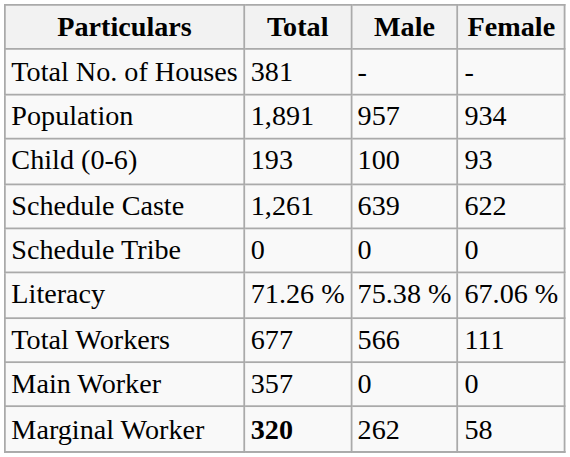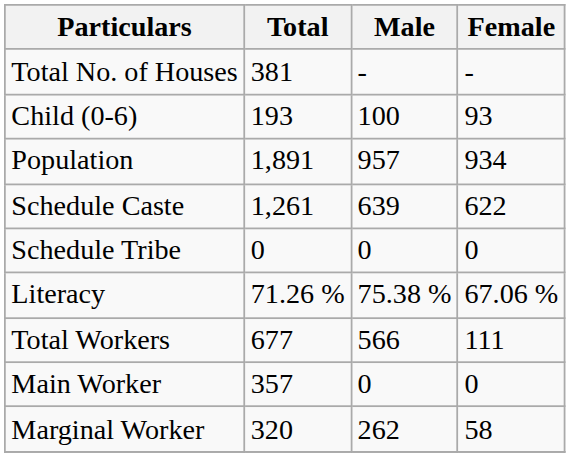rows swapped: (72, 116) <-> (74, 160)
(272, 428) bold -> (272, 428) normal
